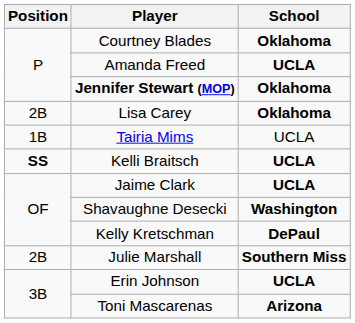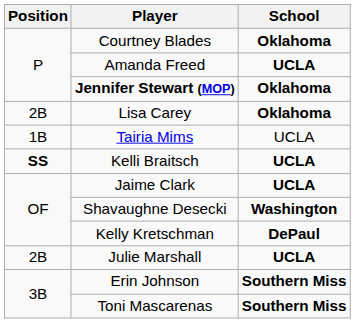(294, 257) Southern Miss -> (294, 257) UCLA
(294, 281) UCLA -> (294, 281) Southern Miss
(294, 305) Arizona -> (294, 305) Southern Miss
